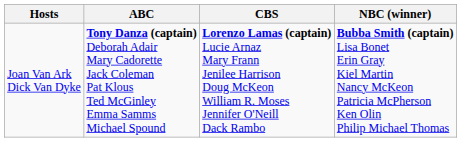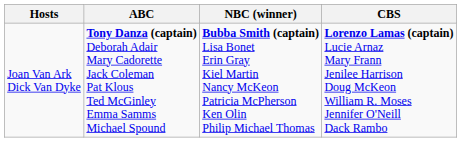columns swapped: (267, 14) <-> (395, 14)
